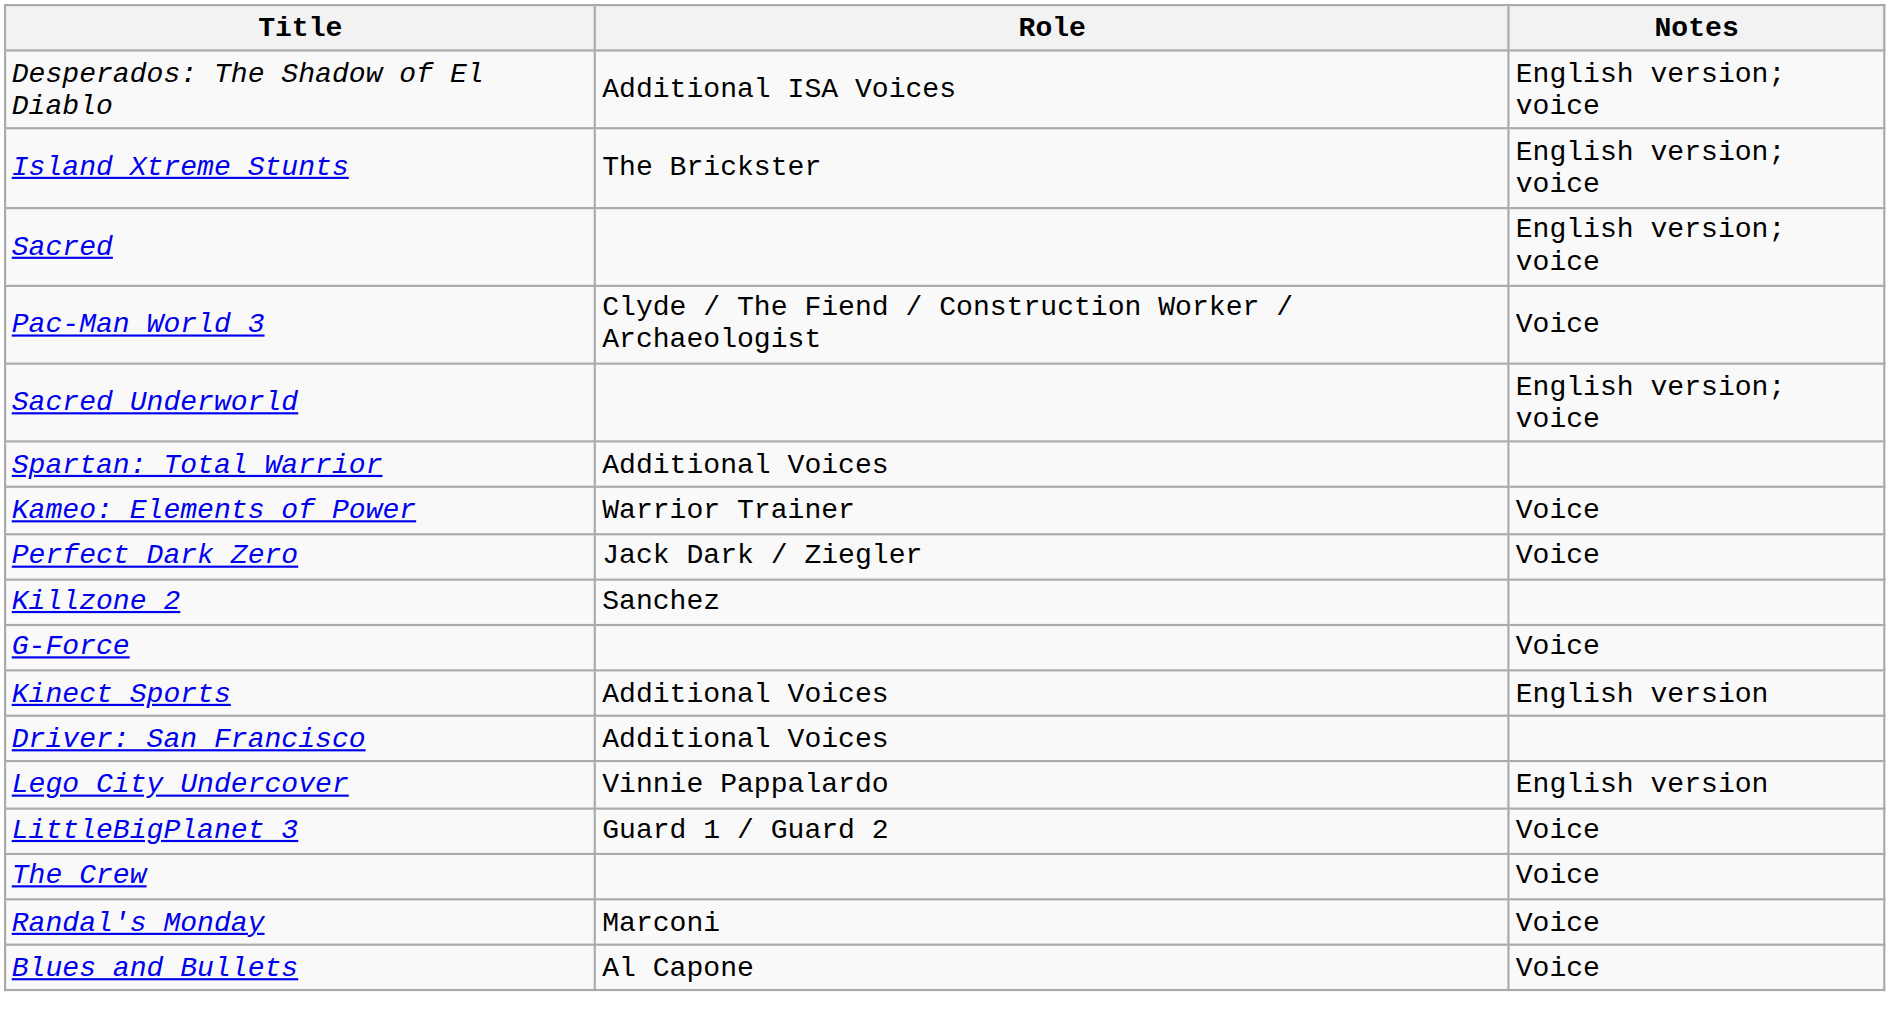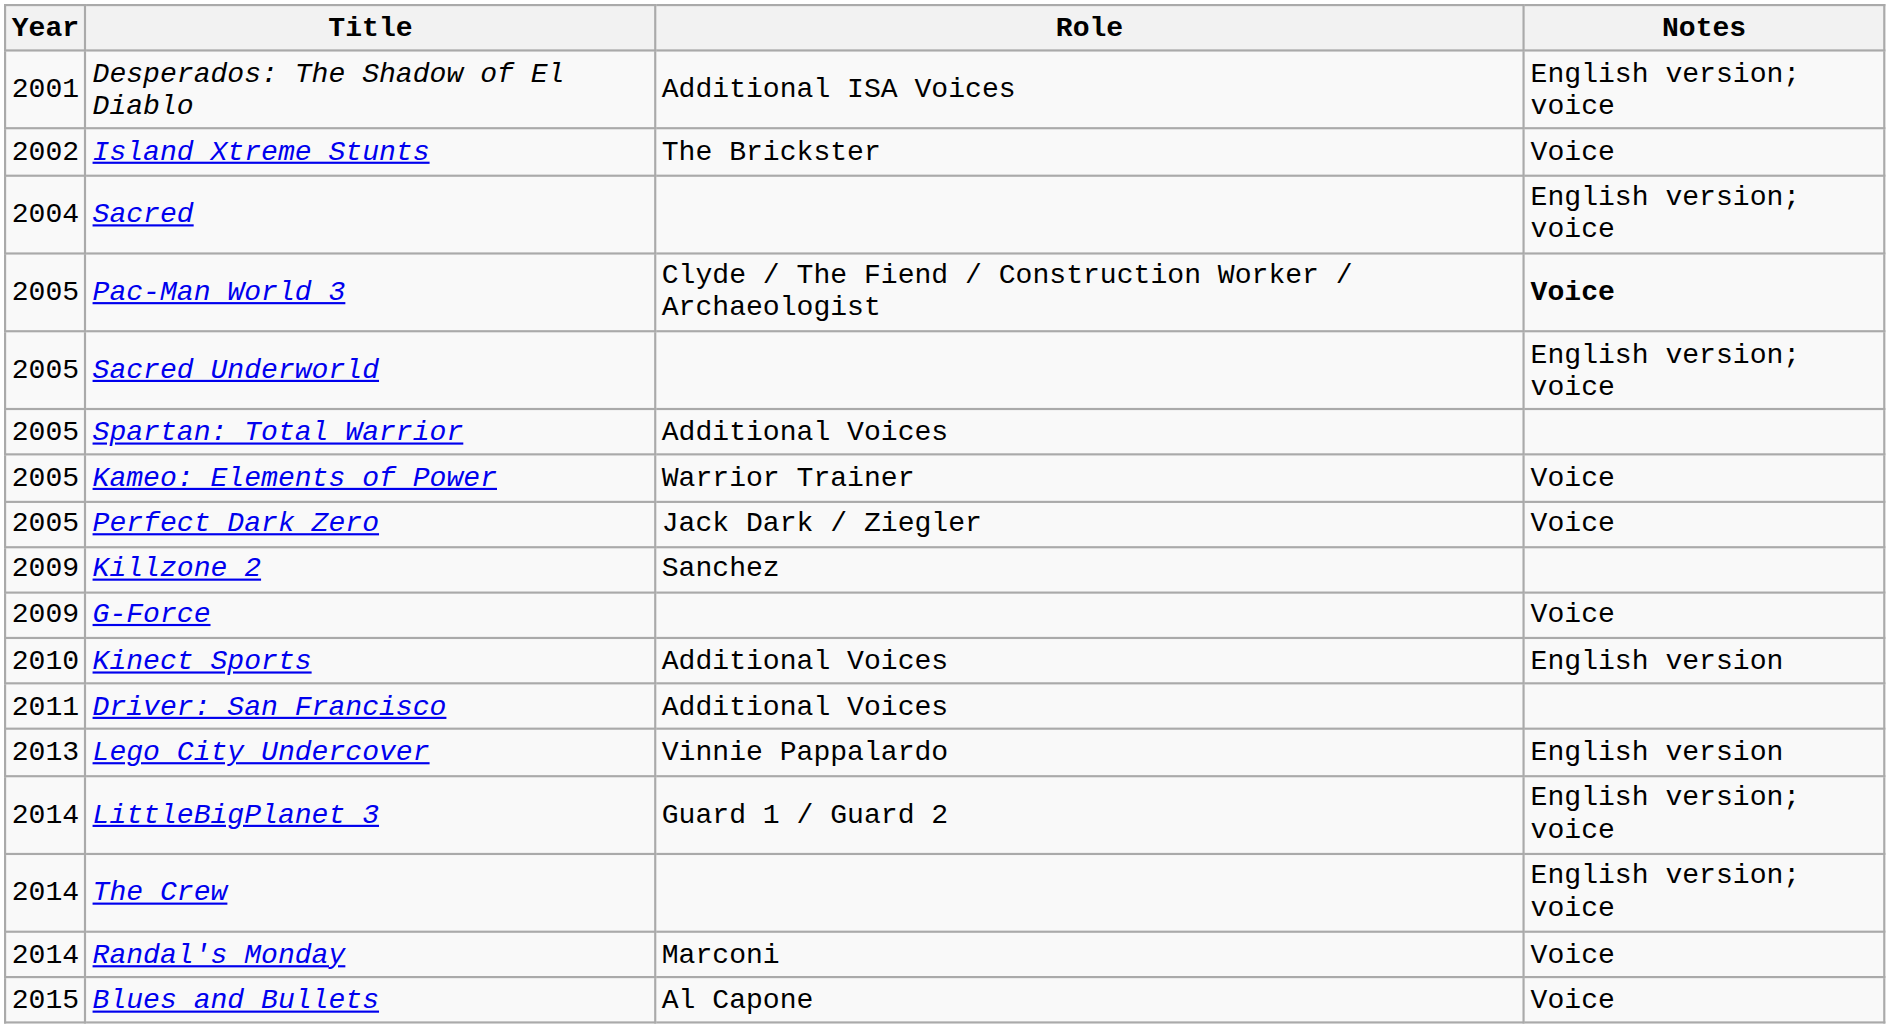+ column: (45, 28)
(1651, 168) English version; voice -> (1573, 152) Voice
(1558, 324) normal -> (1573, 292) bold
(1558, 831) Voice -> (1665, 814) English version; voice
(1558, 876) Voice -> (1665, 893) English version; voice
